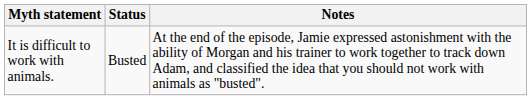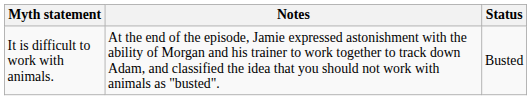columns swapped: (127, 15) <-> (338, 15)
